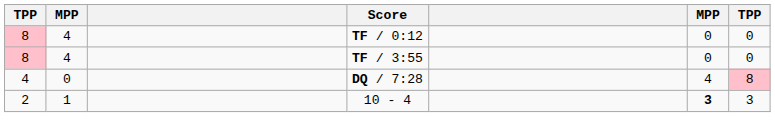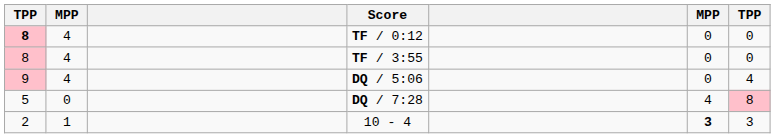(25, 37) normal -> (25, 37) bold
+ row: (387, 79)
(25, 79) 4 -> (25, 101) 5
